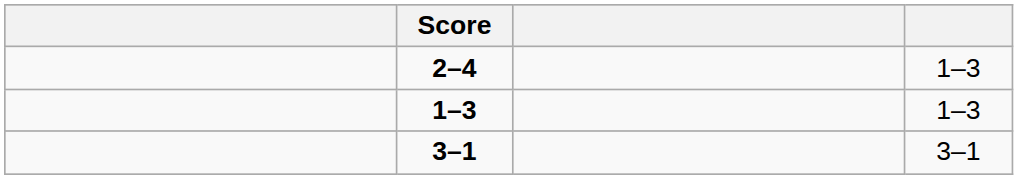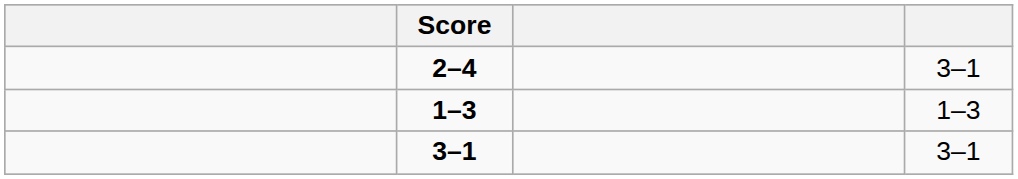(958, 67) 1–3 -> (958, 67) 3–1
